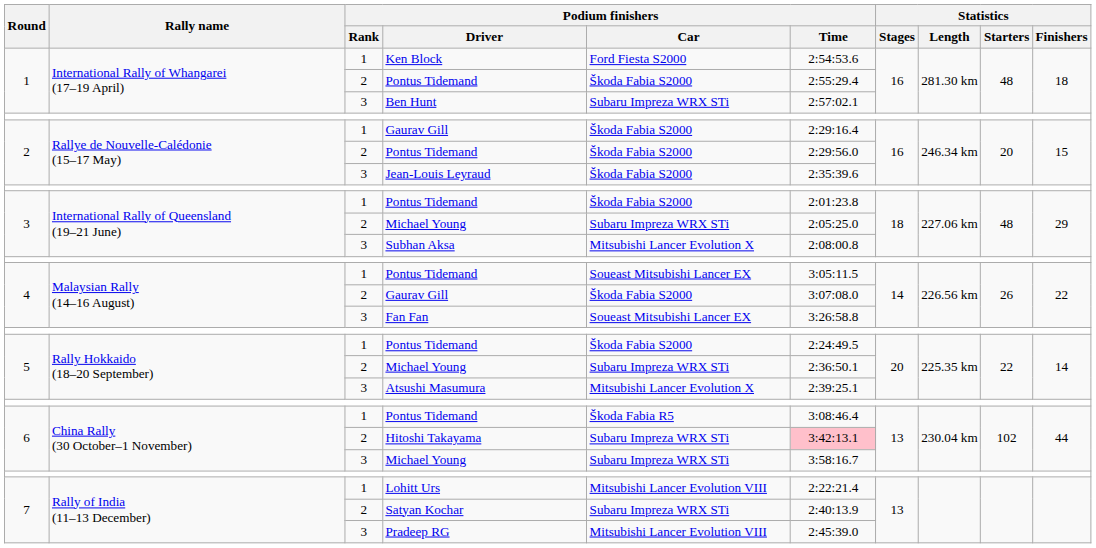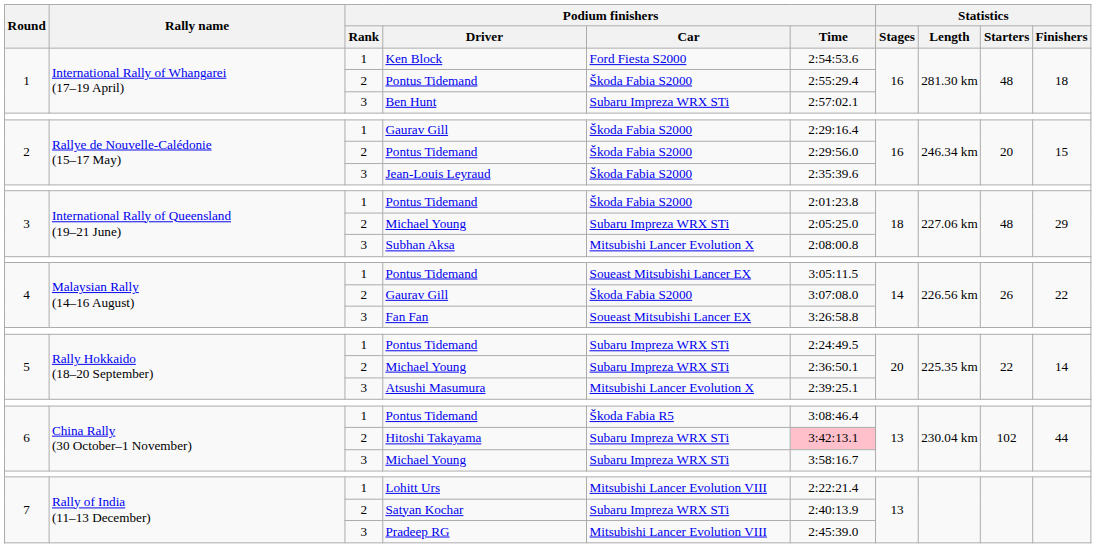(641, 344) Škoda Fabia S2000 -> (659, 344) Subaru Impreza WRX STi
